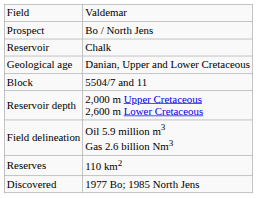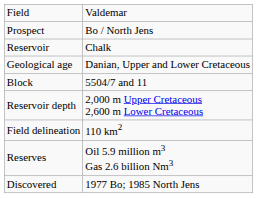(129, 137) Oil 5.9 million m3 Gas 2.6 billion Nm3 -> (104, 130) 110 km2
(104, 165) 110 km2 -> (129, 158) Oil 5.9 million m3 Gas 2.6 billion Nm3
